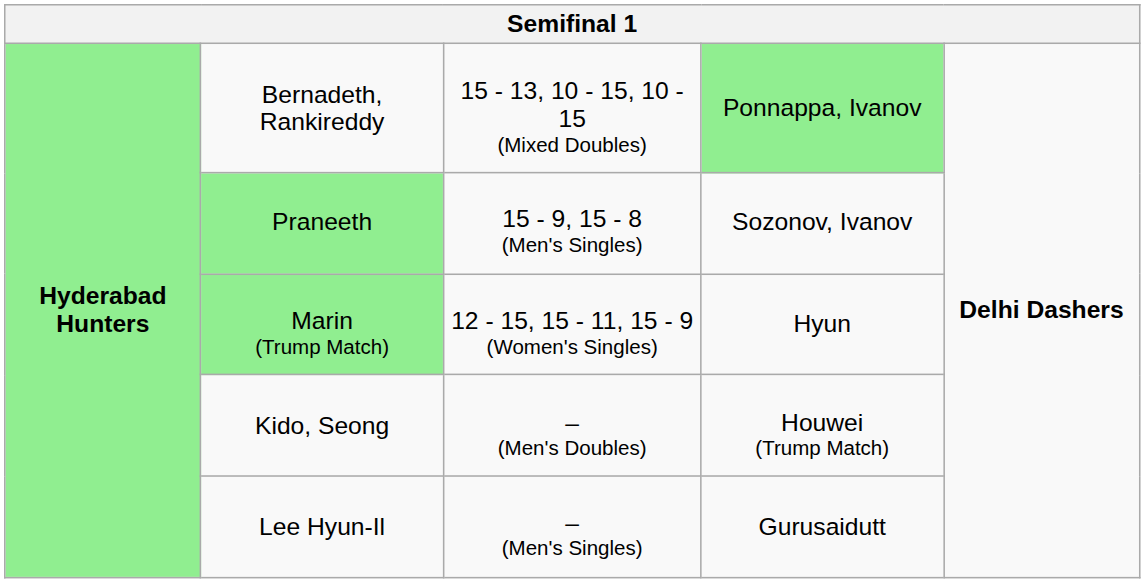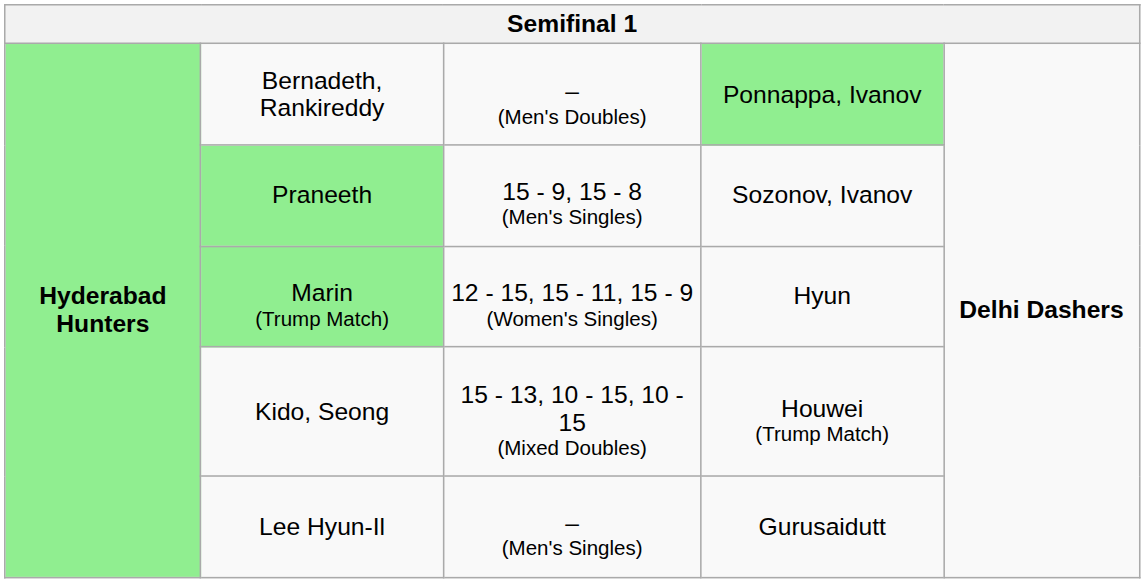(572, 117) 15 - 13, 10 - 15, 10 - 15 (Mixed Doubles) -> (572, 103) – (Men's Doubles)
(572, 434) – (Men's Doubles) -> (572, 420) 15 - 13, 10 - 15, 10 - 15 (Mixed Doubles)
